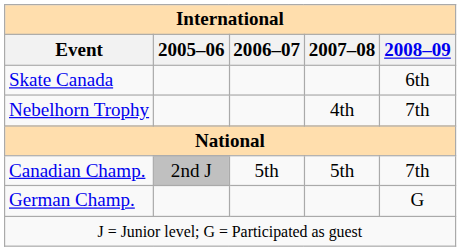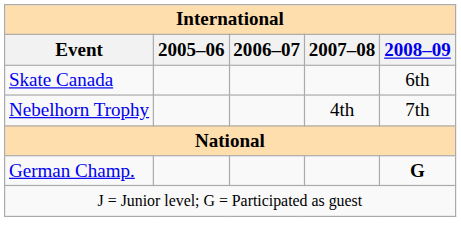- row: (77, 170)
(417, 200) normal -> (417, 170) bold
